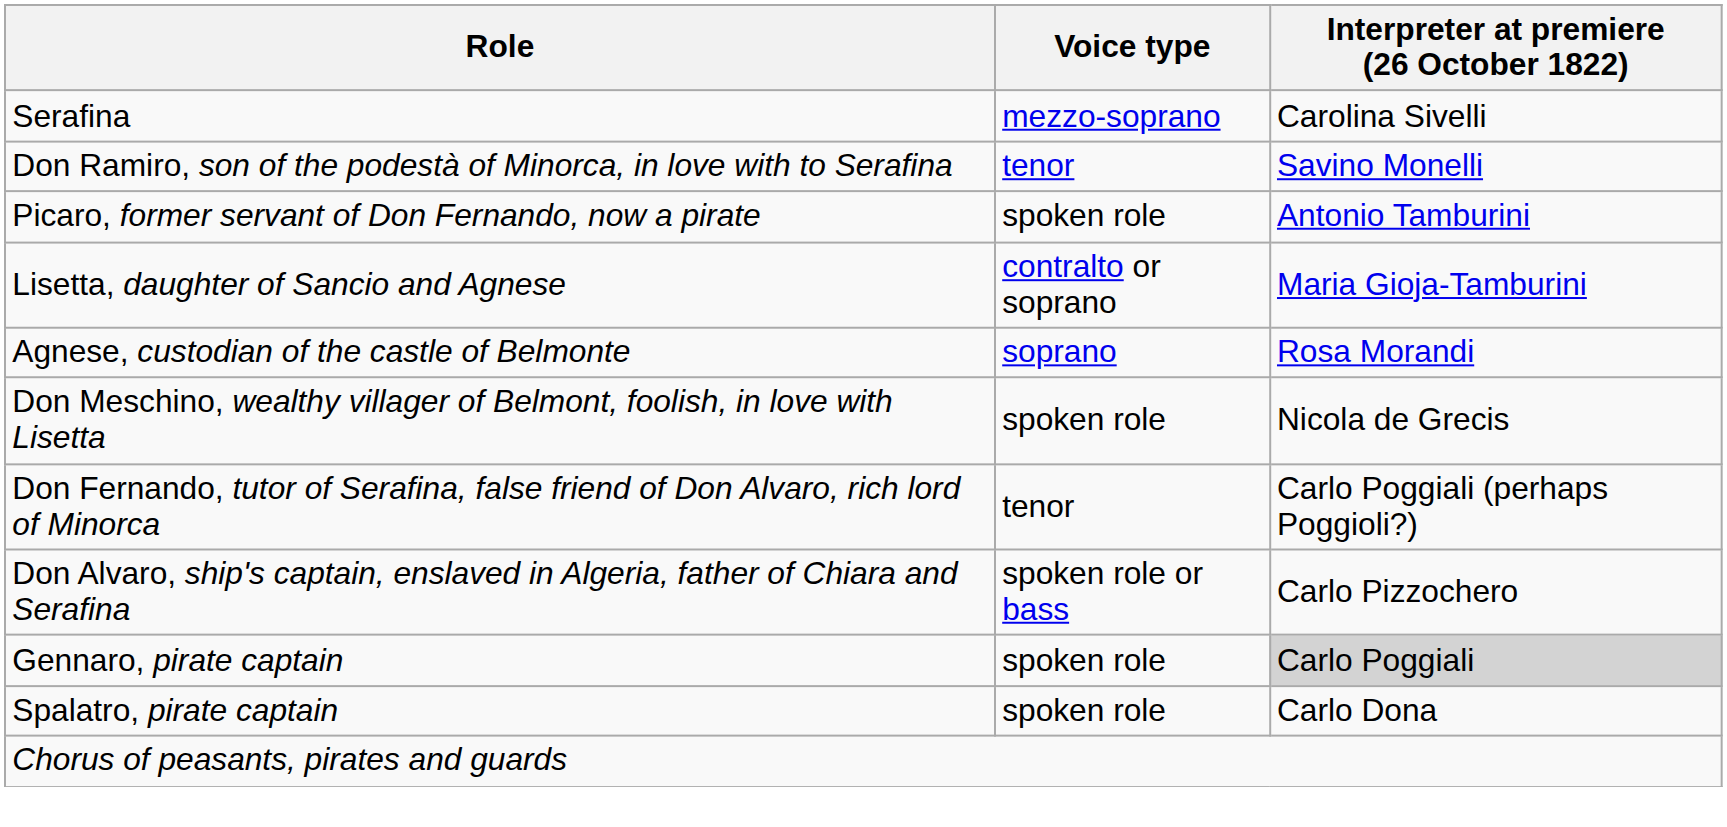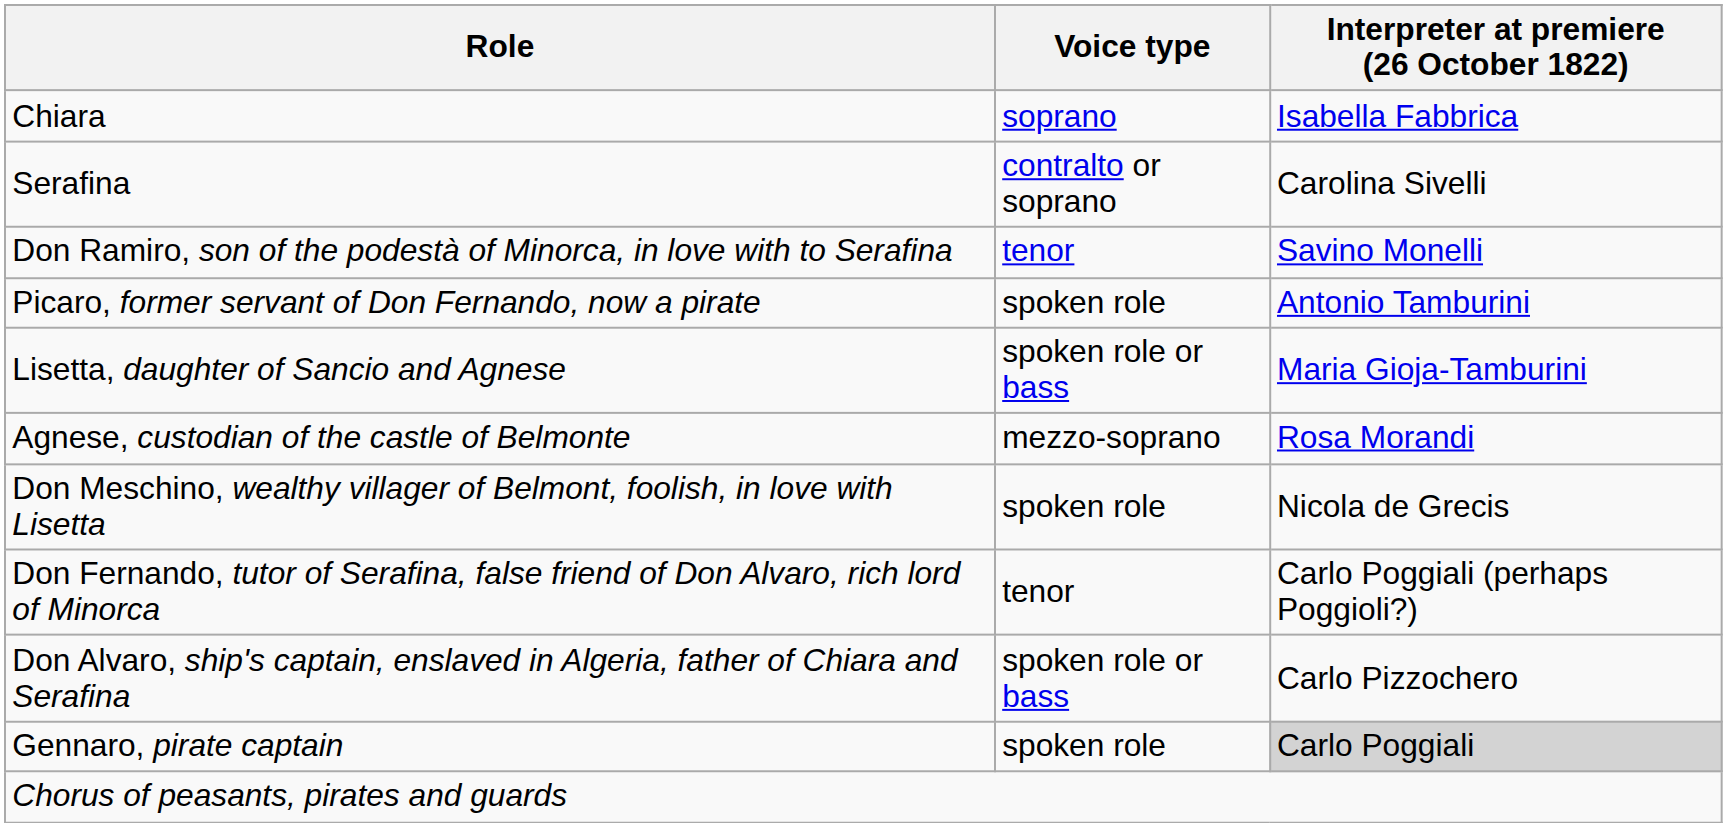+ row: (59, 115)
(1111, 115) mezzo-soprano -> (1081, 183) contralto or soprano
(1081, 284) contralto or soprano -> (1103, 369) spoken role or bass
(1059, 352) soprano -> (1111, 437) mezzo-soprano
- row: (175, 710)
